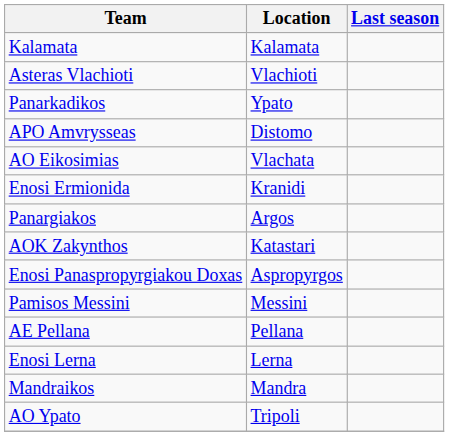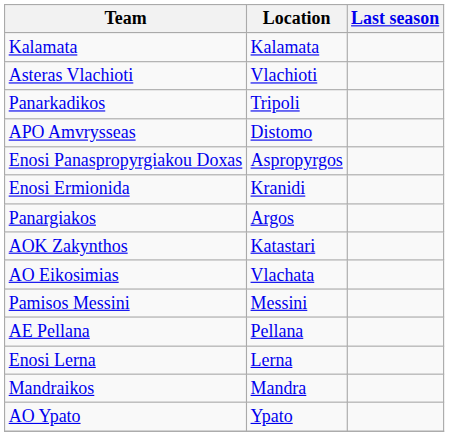(272, 103) Ypato -> (275, 103) Tripoli
rows swapped: (125, 274) <-> (64, 160)
(275, 416) Tripoli -> (272, 416) Ypato
